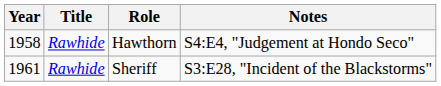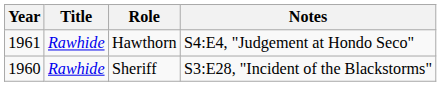(24, 42) 1958 -> (24, 42) 1961
(24, 68) 1961 -> (24, 68) 1960
